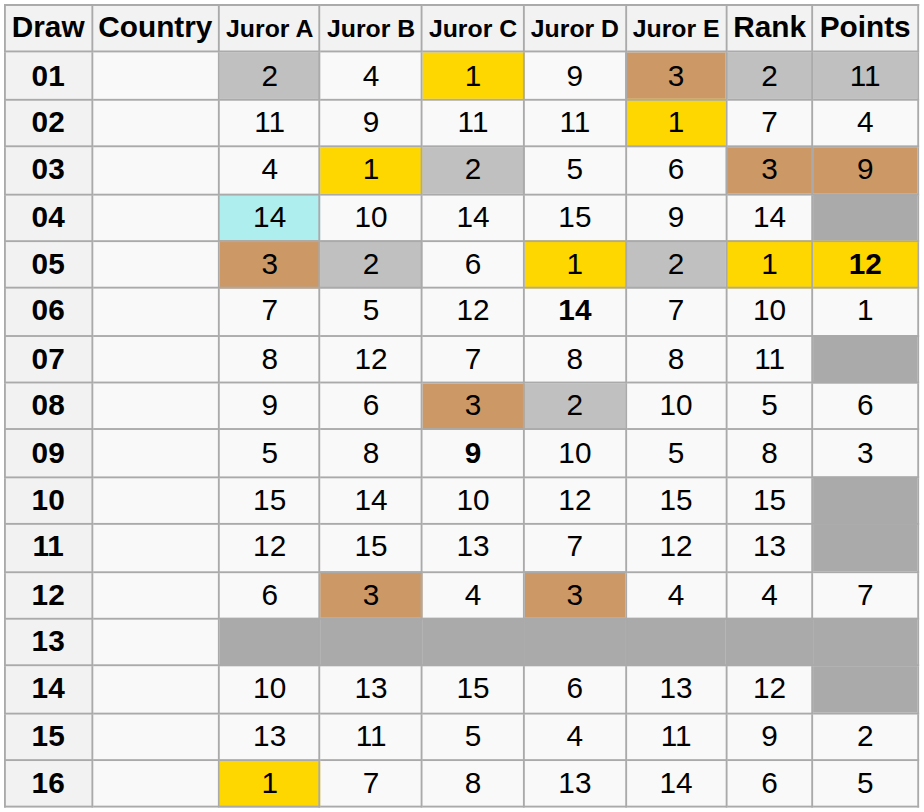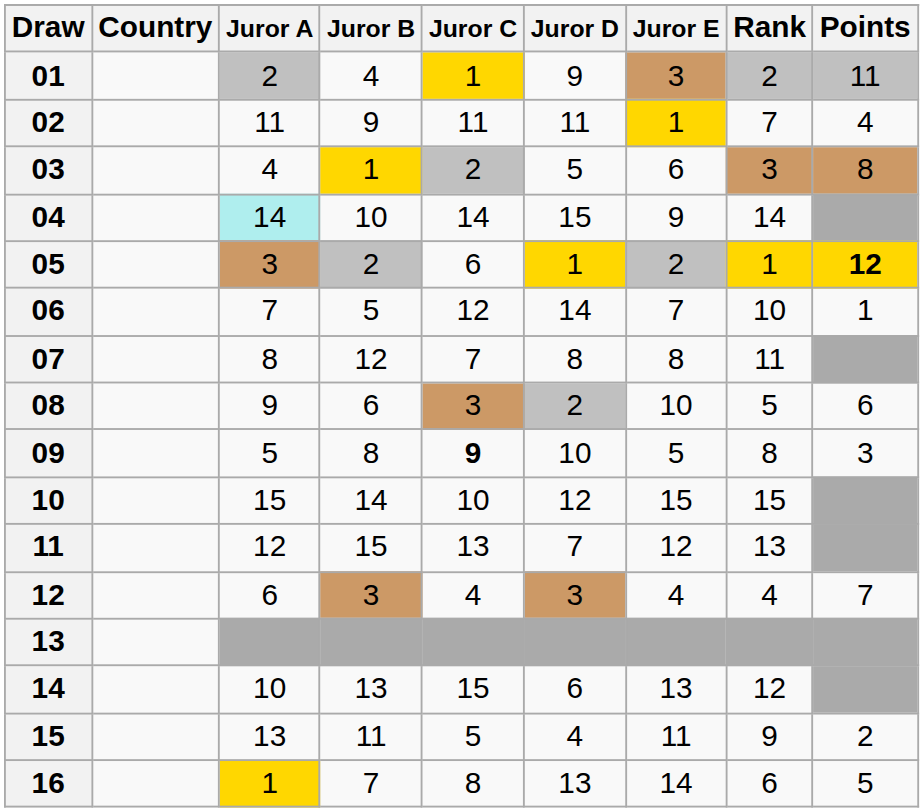(865, 169) 9 -> (865, 169) 8
(575, 311) bold -> (575, 311) normal
